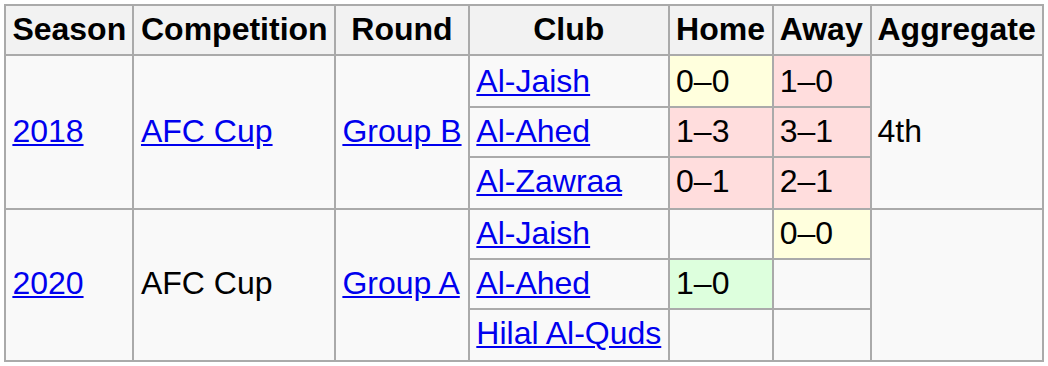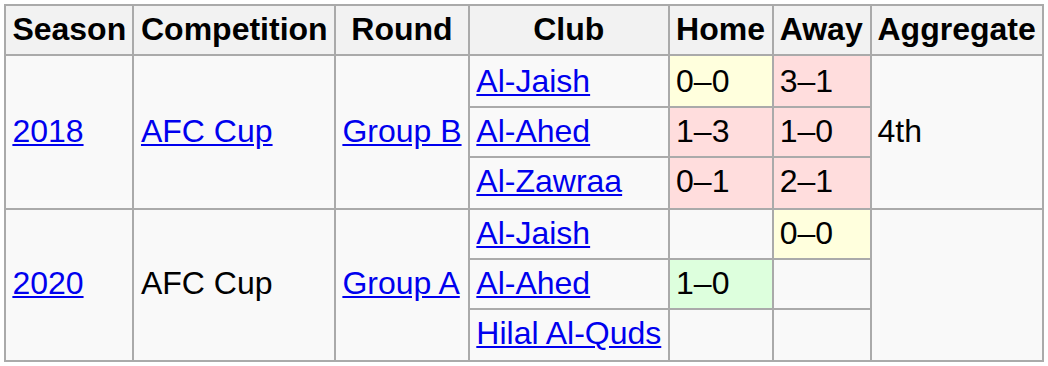(806, 80) 1–0 -> (806, 80) 3–1
(806, 131) 3–1 -> (806, 131) 1–0
